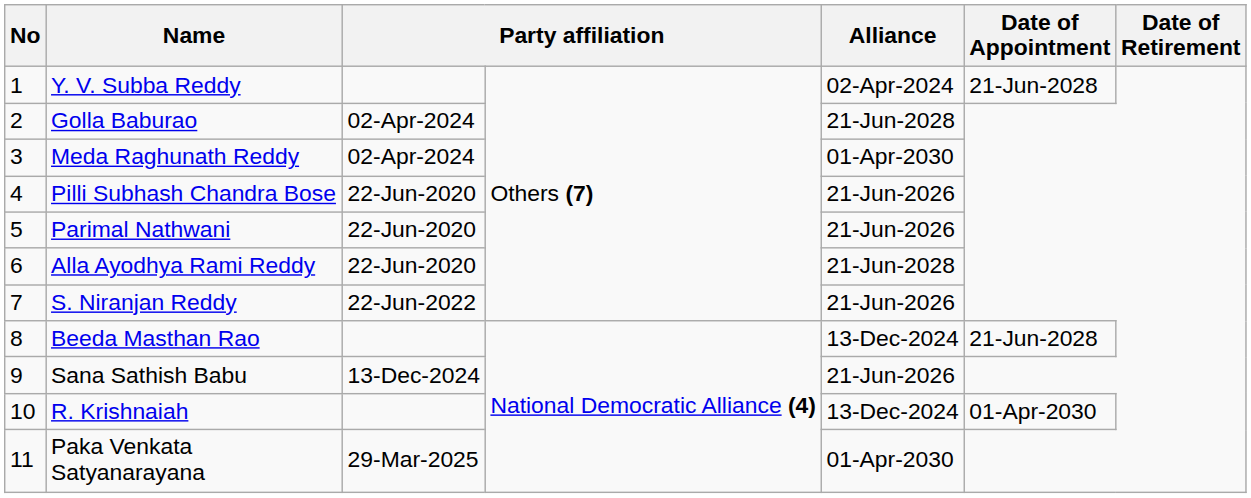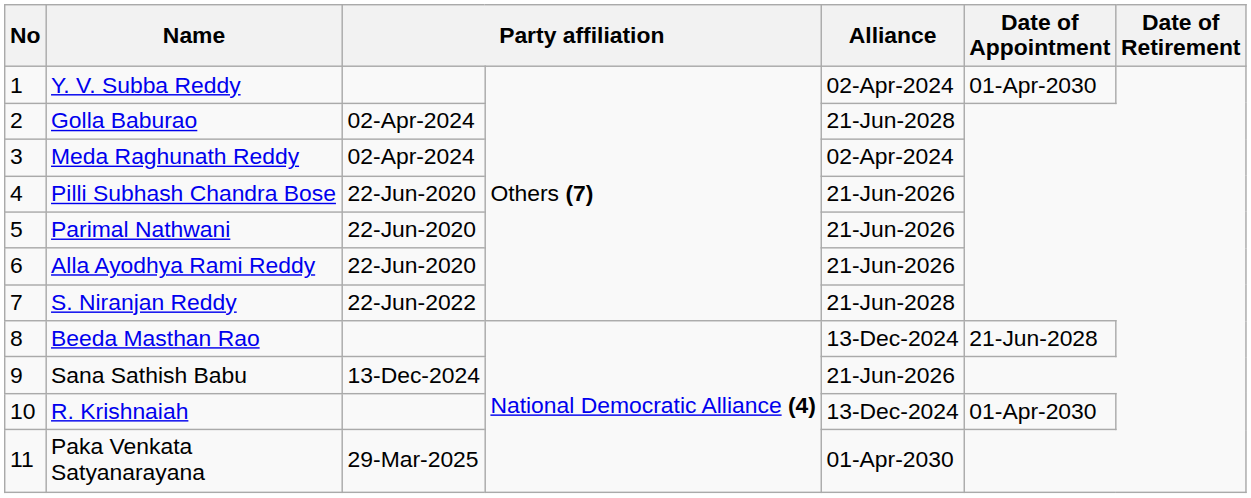(1034, 84) 21-Jun-2028 -> (1033, 84) 01-Apr-2030
(890, 157) 01-Apr-2030 -> (890, 157) 02-Apr-2024
(891, 266) 21-Jun-2028 -> (891, 266) 21-Jun-2026
(891, 302) 21-Jun-2026 -> (891, 302) 21-Jun-2028
